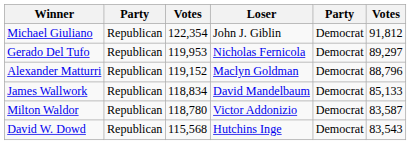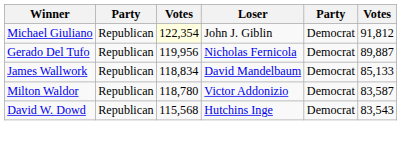(188, 33) no background -> (179, 33) lightyellow background
(188, 52) 119,953 -> (179, 52) 119,956
(386, 52) 89,297 -> (377, 52) 89,887
- row: (54, 71)
